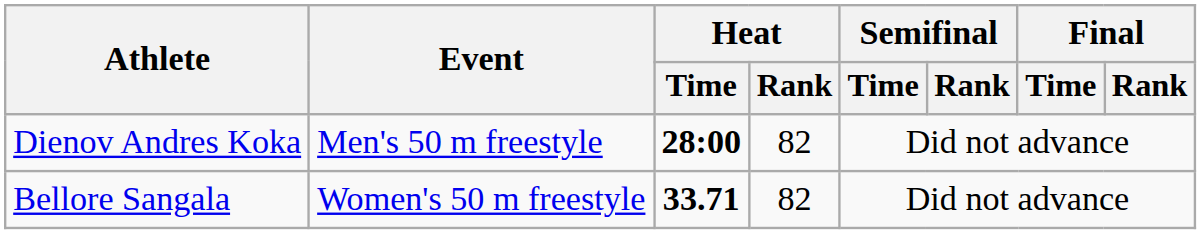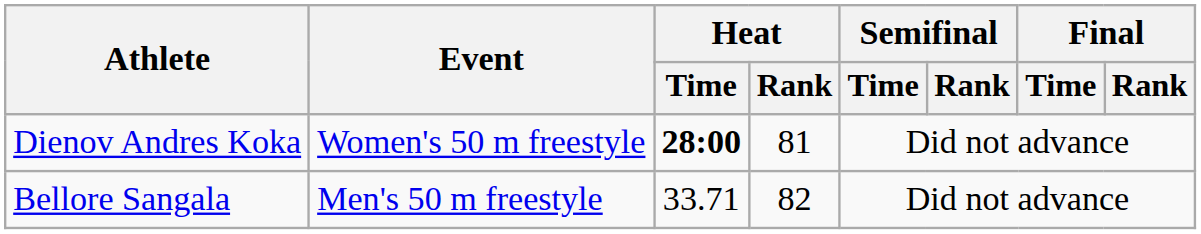(460, 142) Men's 50 m freestyle -> (481, 142) Women's 50 m freestyle
(794, 142) 82 -> (794, 142) 81
(481, 198) Women's 50 m freestyle -> (460, 198) Men's 50 m freestyle
(701, 198) bold -> (701, 198) normal
